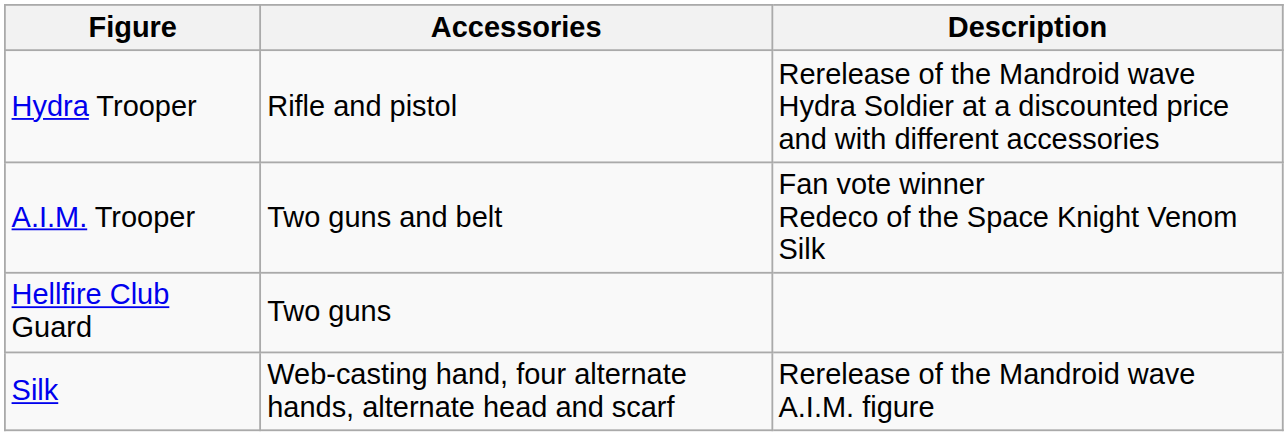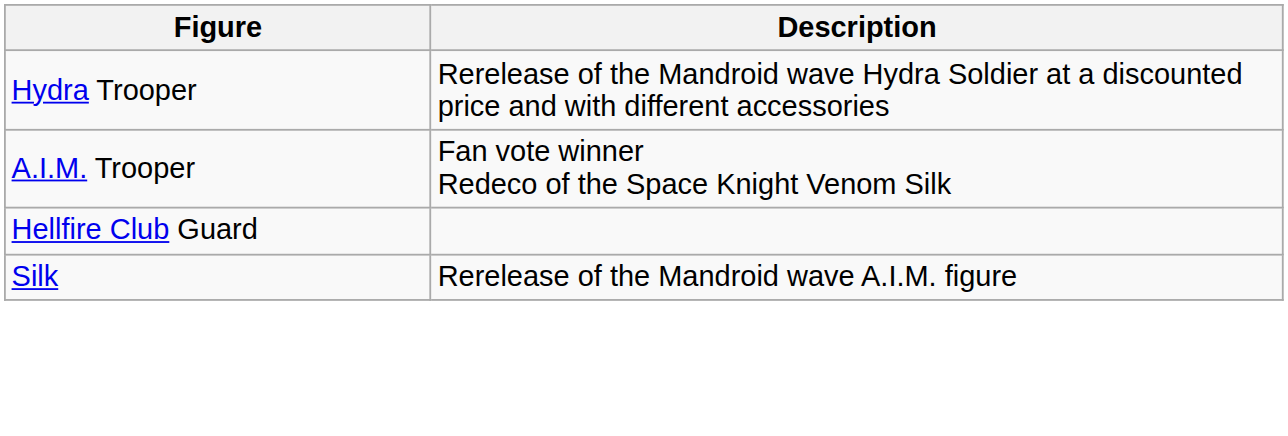- column: (516, 27)
